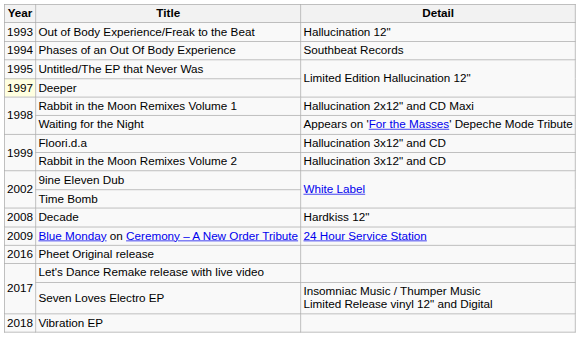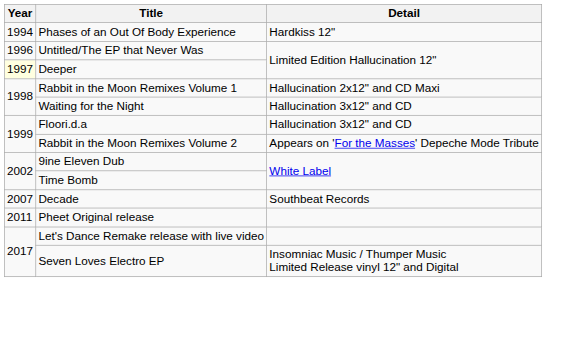- row: (147, 32)
(353, 50) Southbeat Records -> (302, 32) Hardkiss 12"
(20, 69) 1995 -> (20, 50) 1996
(438, 124) Appears on 'For the Masses' Depeche Mode Tribute -> (341, 106) Hallucination 3x12" and CD
(375, 161) Hallucination 3x12" and CD -> (404, 143) Appears on 'For the Masses' Depeche Mode Tribute
(20, 217) 2008 -> (20, 198) 2007
(336, 217) Hardkiss 12" -> (319, 198) Southbeat Records
- row: (168, 236)
(20, 254) 2016 -> (20, 217) 2011
- row: (71, 323)
